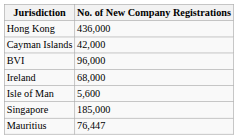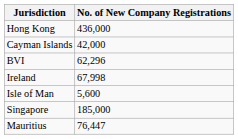(91, 61) 96,000 -> (91, 61) 62,296
(91, 77) 68,000 -> (91, 77) 67,998
